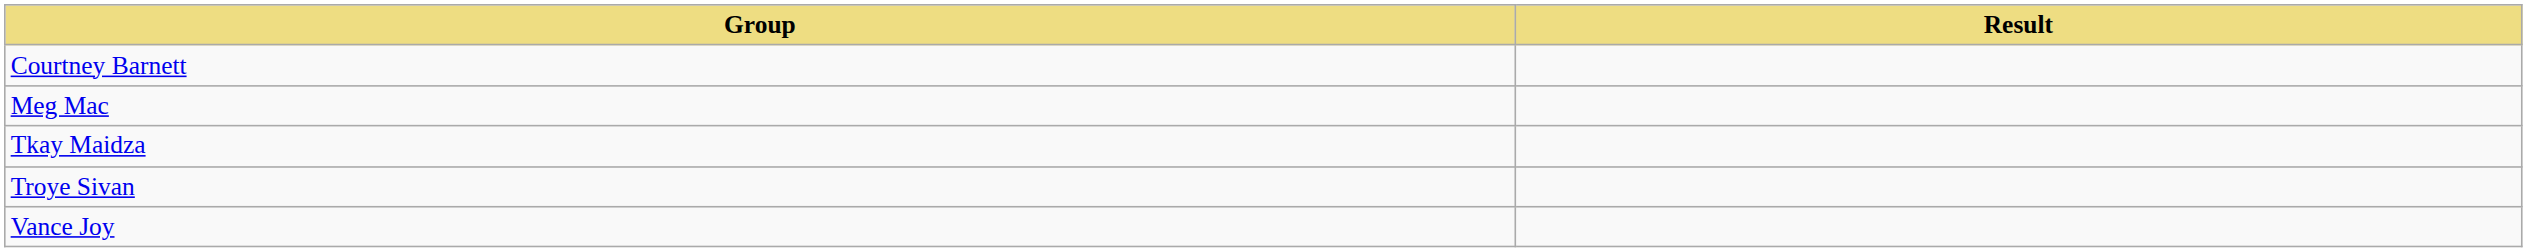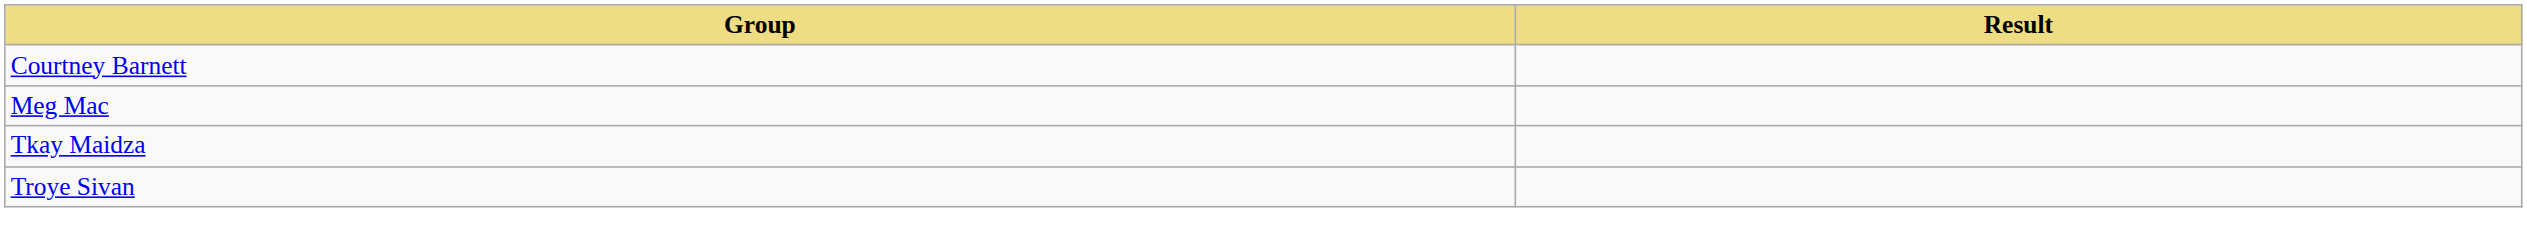- row: (63, 226)
